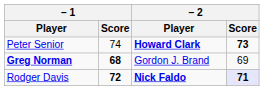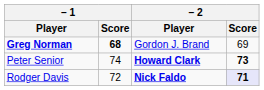rows swapped: (35, 45) <-> (39, 61)
(115, 77) bold -> (115, 77) normal
